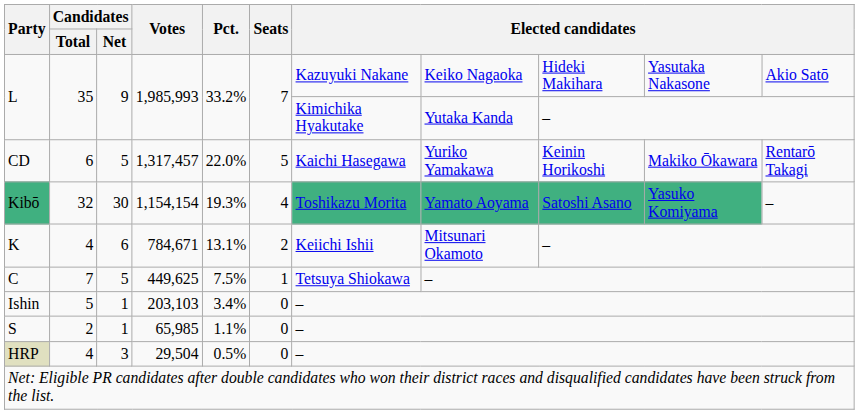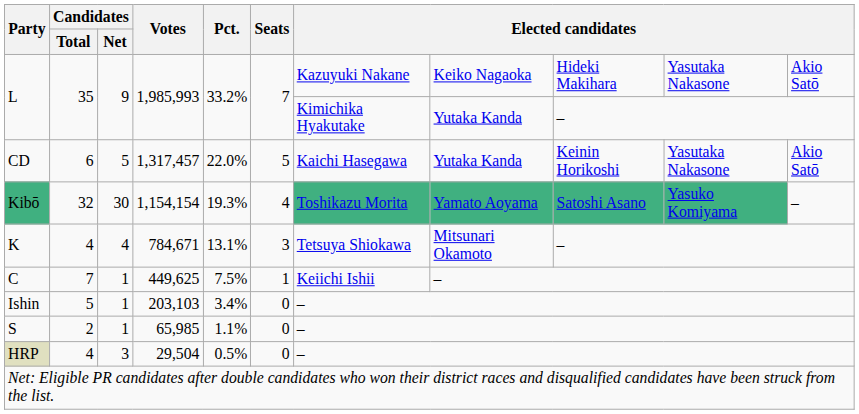(459, 160) Yuriko Yamakawa -> (478, 160) Yutaka Kanda
(703, 160) Makiko Ōkawara -> (699, 160) Yasutaka Nakasone
(790, 160) Rentarō Takagi -> (807, 160) Akio Satō
(125, 245) 6 -> (125, 245) 4
(284, 245) 2 -> (286, 245) 3
(335, 245) Keiichi Ishii -> (354, 245) Tetsuya Shiokawa
(125, 279) 5 -> (125, 279) 1
(353, 279) Tetsuya Shiokawa -> (336, 279) Keiichi Ishii
